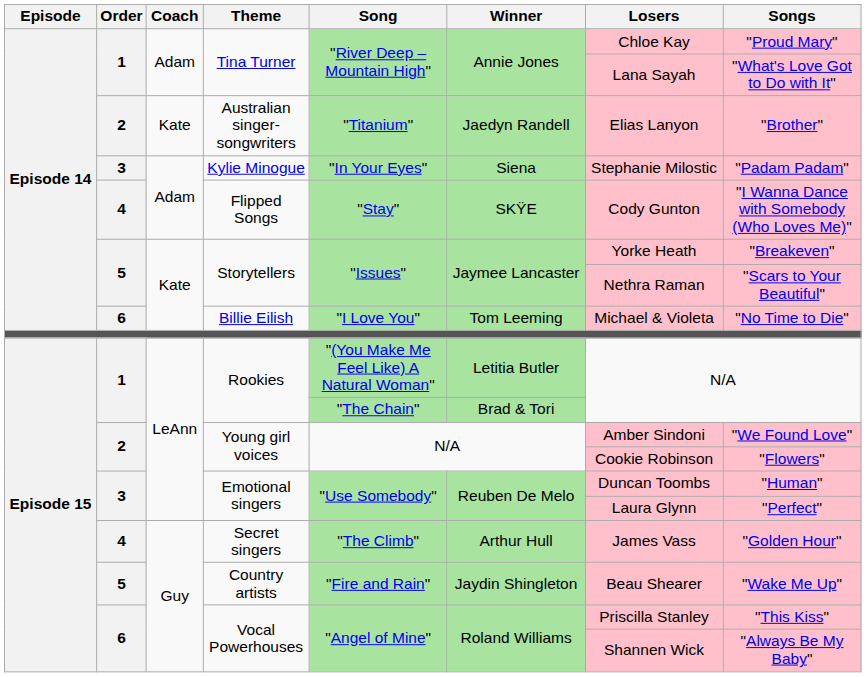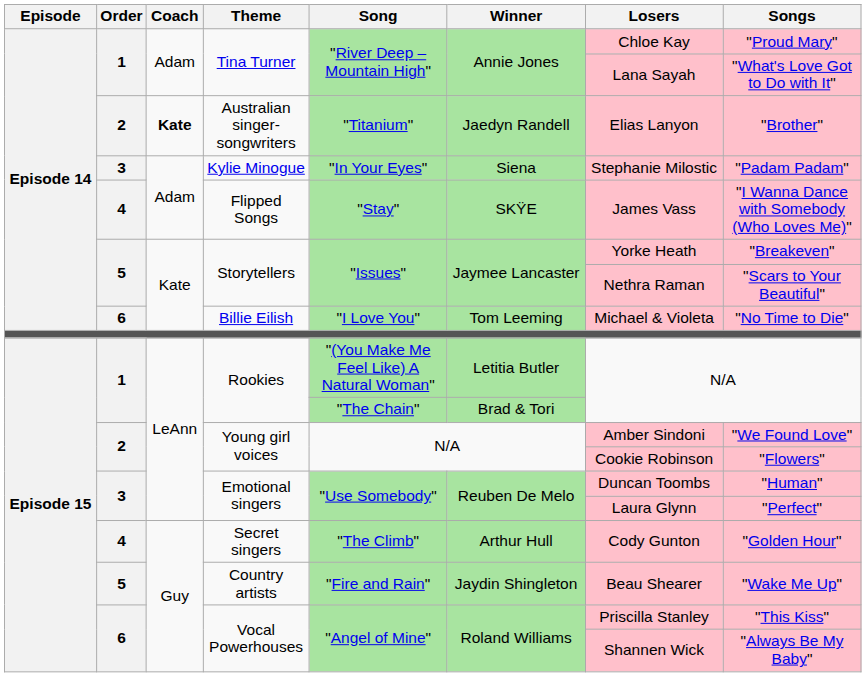(175, 125) normal -> (175, 125) bold
(654, 209) Cody Gunton -> (654, 209) James Vass
(654, 541) James Vass -> (654, 541) Cody Gunton
